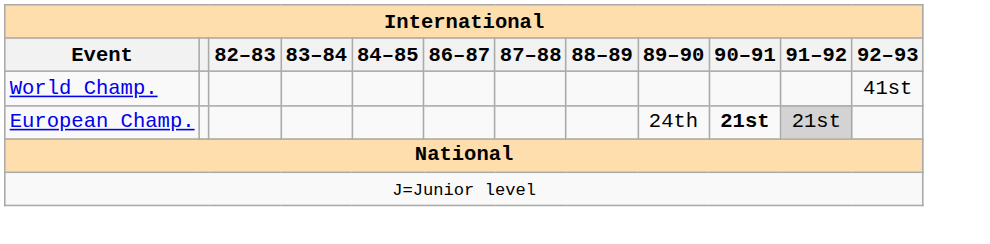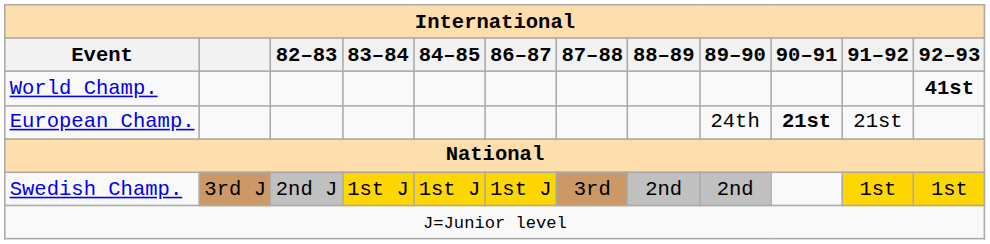(888, 88) normal -> (949, 88) bold
(816, 122) lightgrey background -> (878, 122) no background
+ row: (96, 189)
